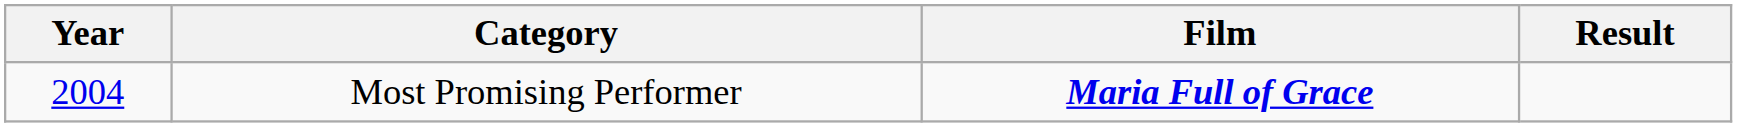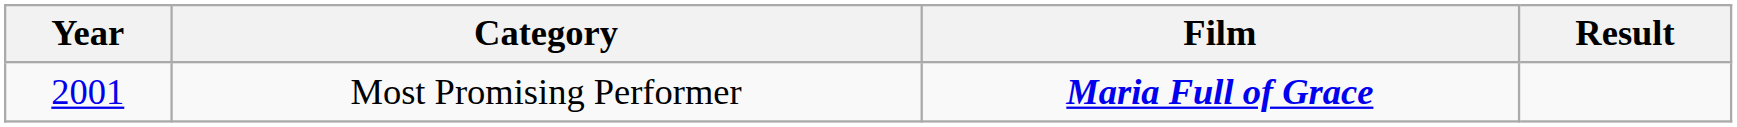(88, 91) 2004 -> (88, 91) 2001
